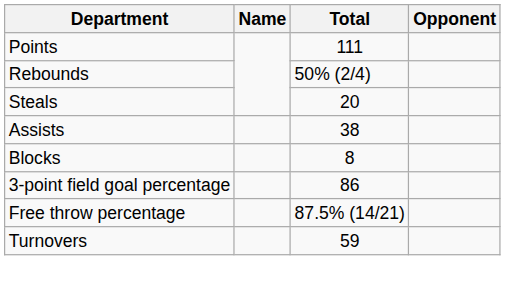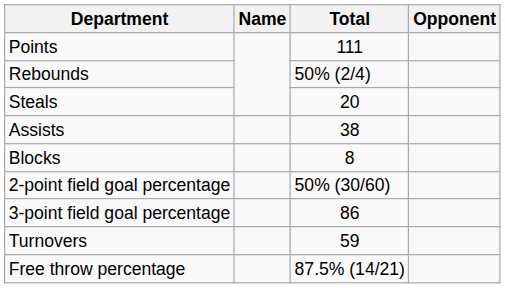+ row: (120, 185)
rows swapped: (97, 213) <-> (48, 241)
